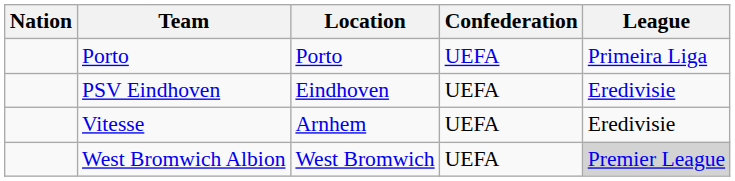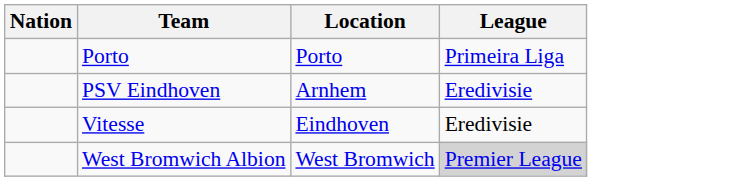- column: (511, 21)
(342, 90) Eindhoven -> (331, 90) Arnhem
(331, 124) Arnhem -> (342, 124) Eindhoven
